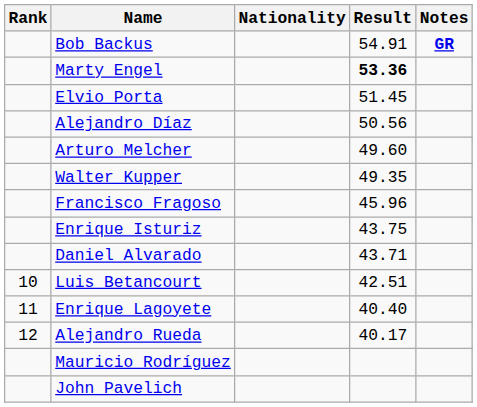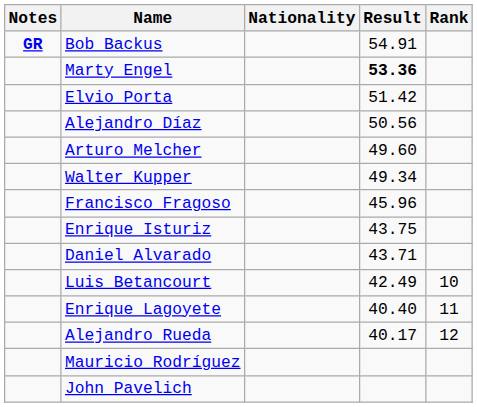columns swapped: (28, 18) <-> (444, 18)
(383, 97) 51.45 -> (393, 97) 51.42
(383, 177) 49.35 -> (393, 177) 49.34
(383, 283) 42.51 -> (393, 283) 42.49
